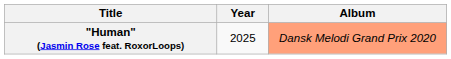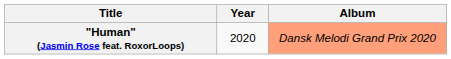(243, 38) 2025 -> (243, 38) 2020
